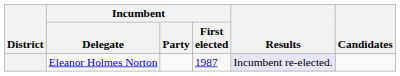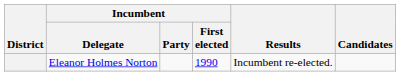(206, 62) 1987 -> (206, 62) 1990
(283, 62) lavender background -> (283, 62) no background
